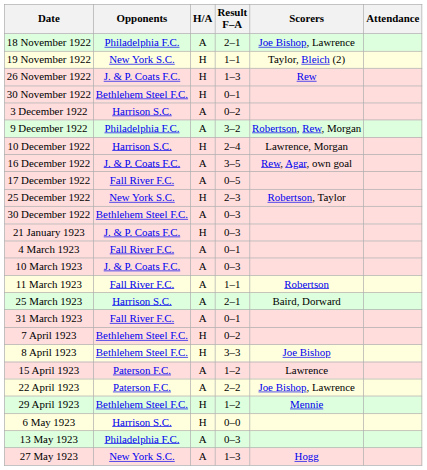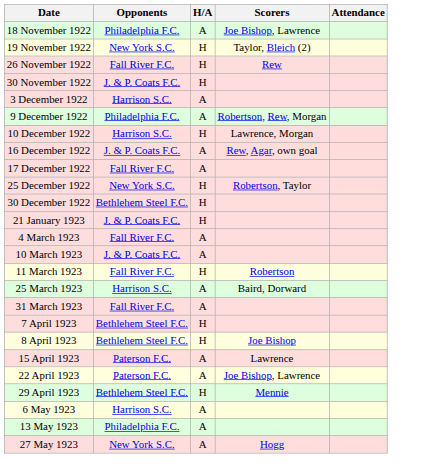- column: (232, 19)
(142, 77) J. & P. Coats F.C. -> (142, 64) Fall River F.C.
(142, 94) Bethlehem Steel F.C. -> (142, 82) J. & P. Coats F.C.
(203, 215) A -> (203, 202) H
(203, 284) A -> (203, 271) H
(203, 422) H -> (203, 409) A
